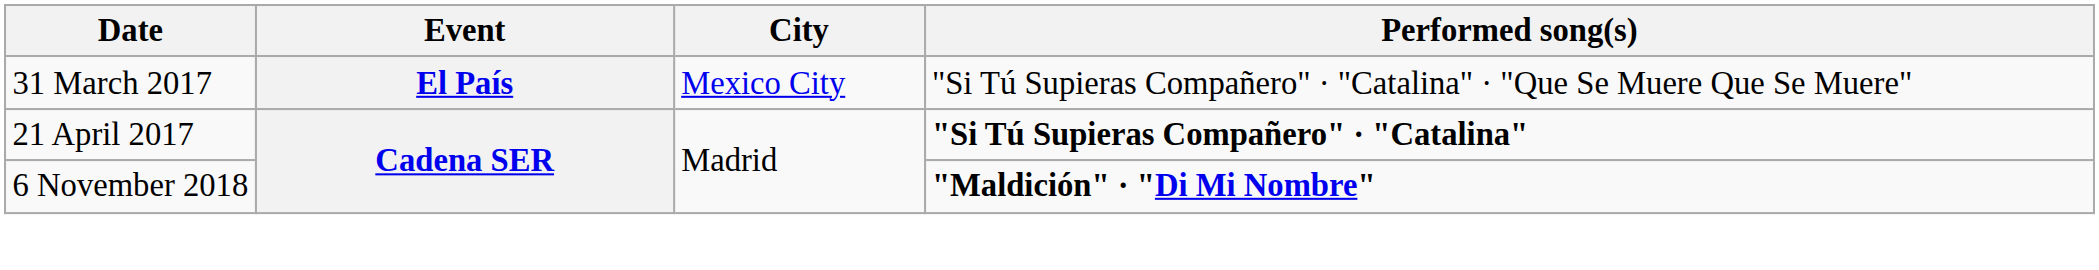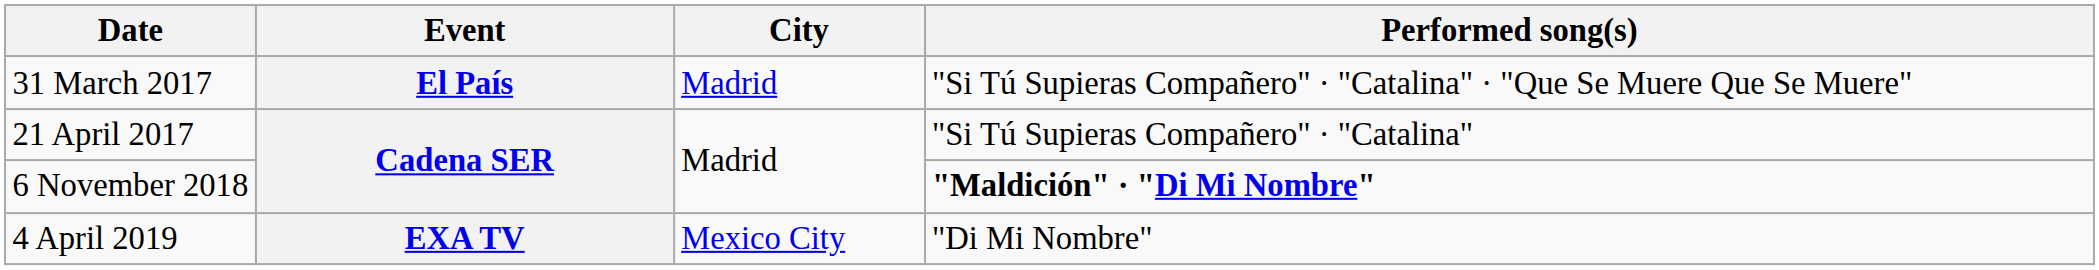(763, 82) Mexico City -> (729, 82) Madrid
(1230, 133) bold -> (1203, 133) normal
+ row: (95, 237)
